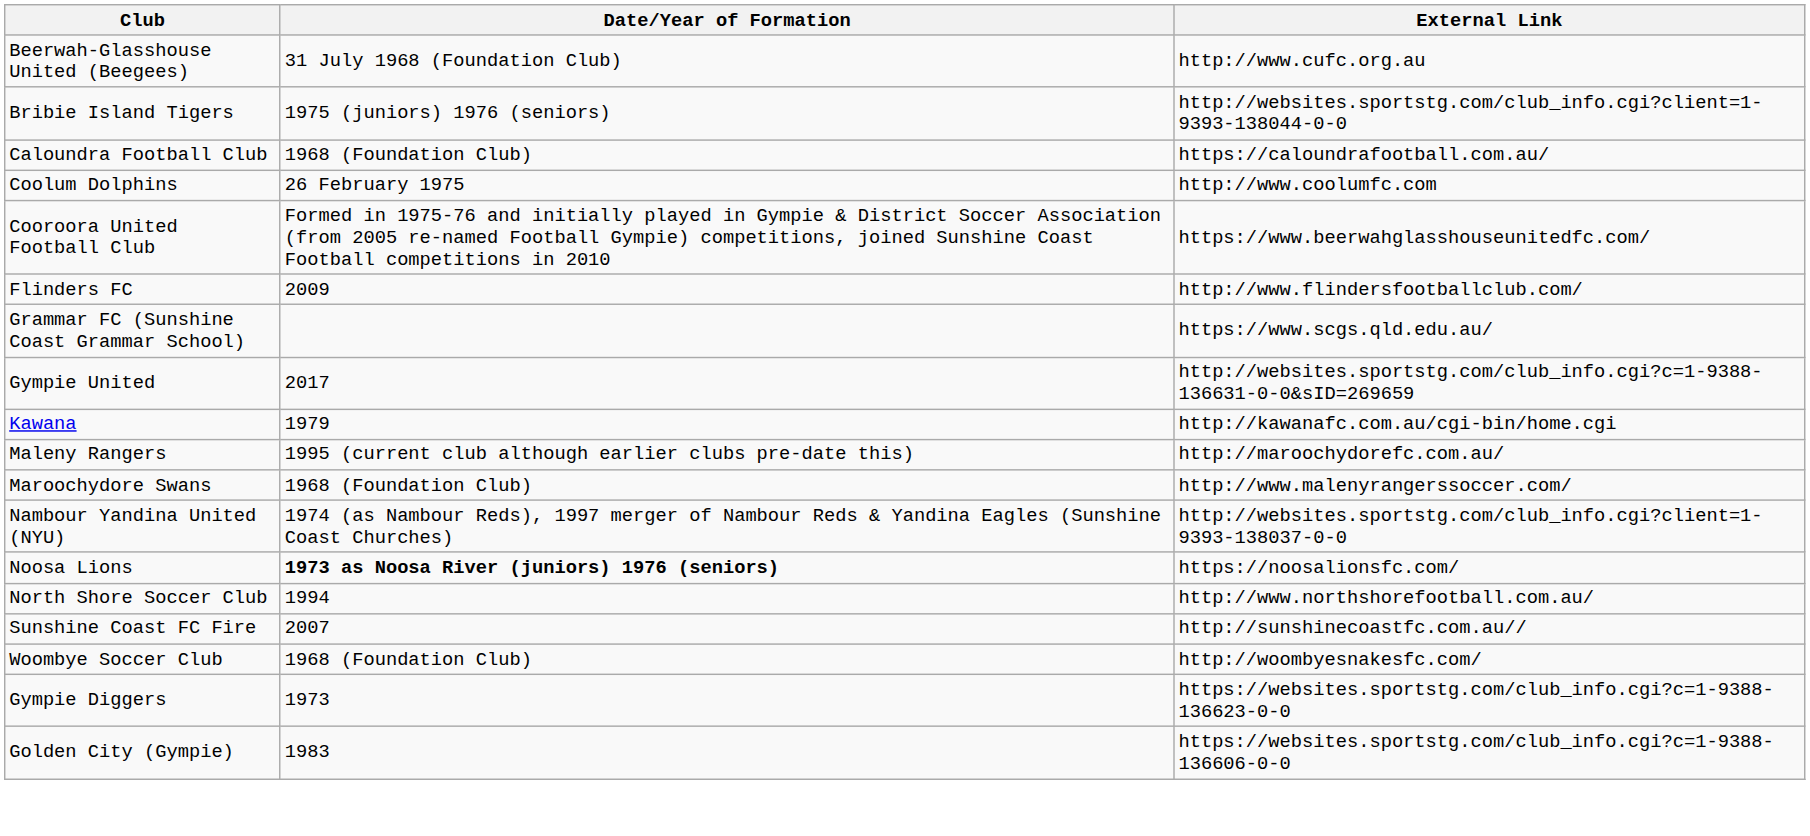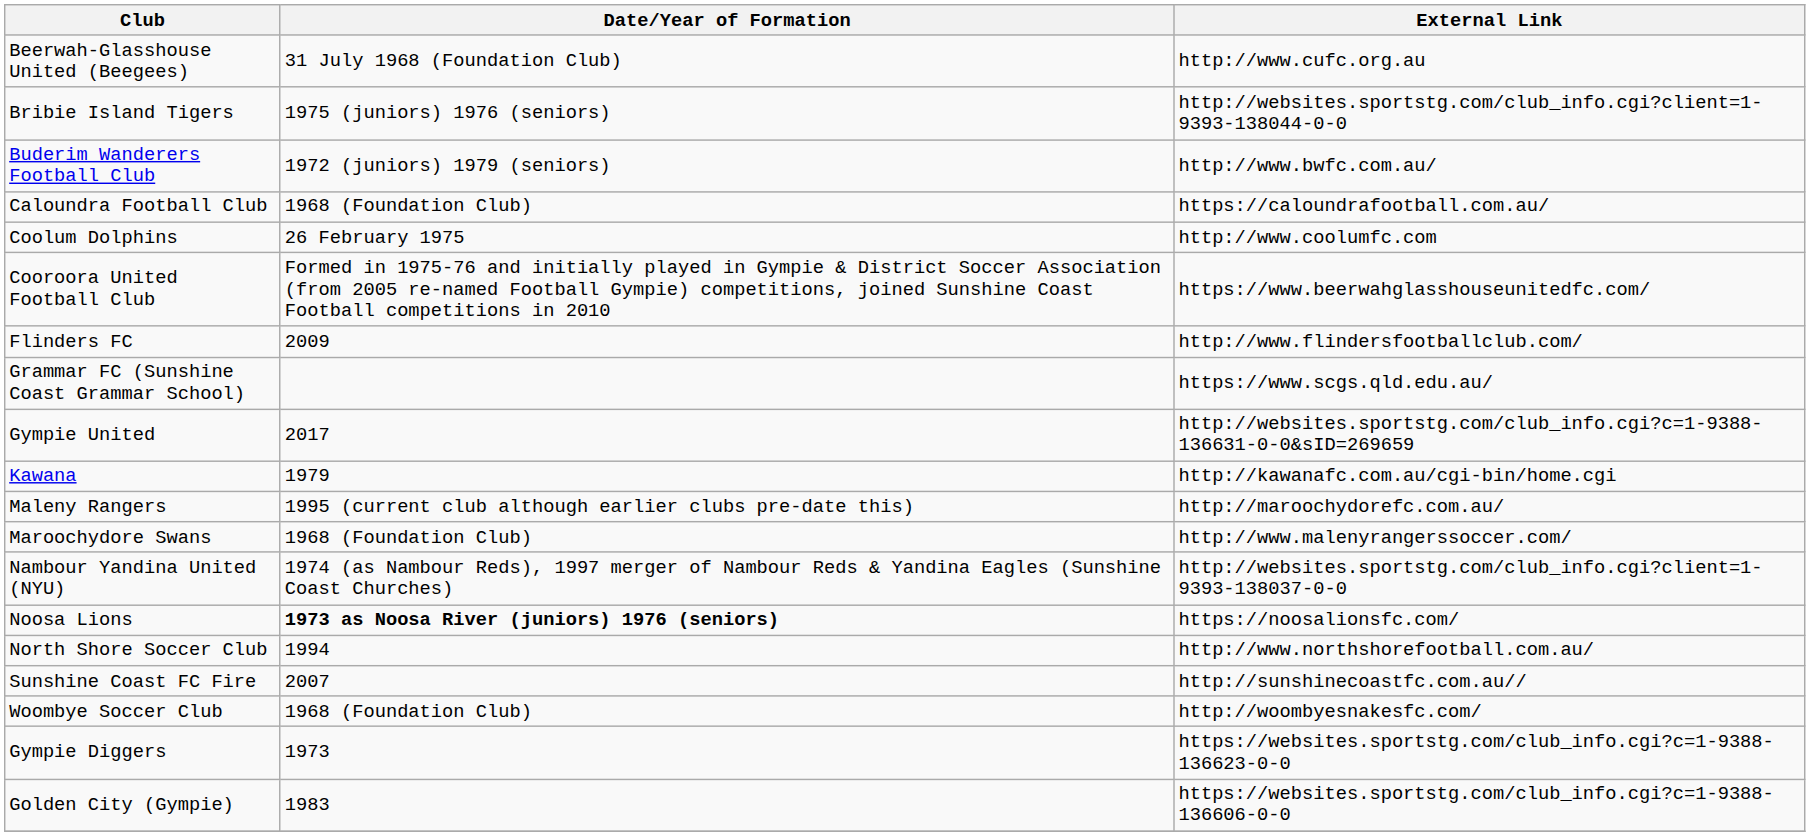+ row: (105, 166)
